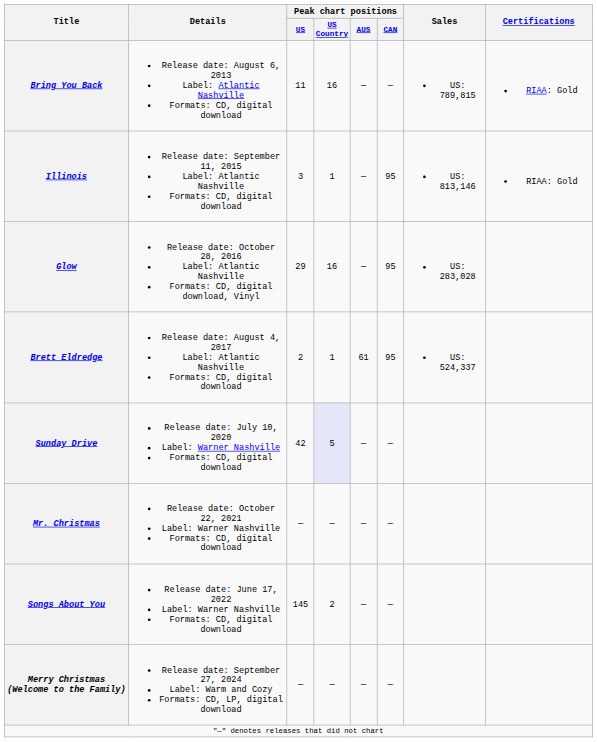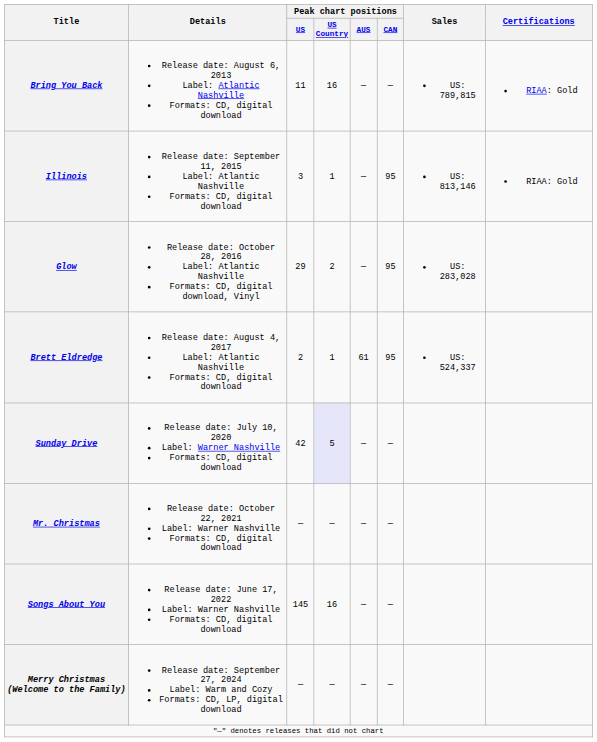(332, 267) 16 -> (332, 267) 2
(332, 604) 2 -> (332, 604) 16
